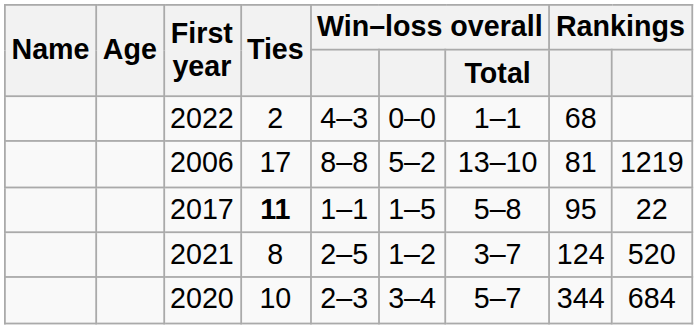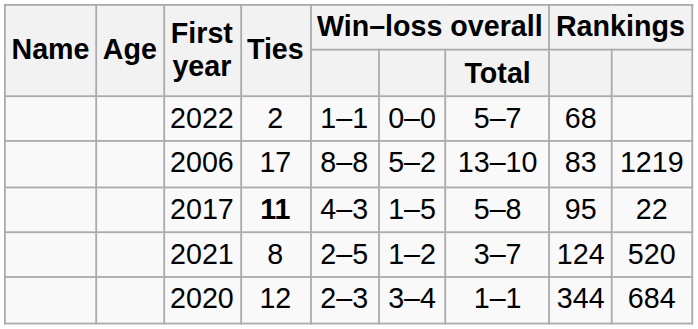(344, 118) 4–3 -> (344, 118) 1–1
(498, 118) 1–1 -> (498, 118) 5–7
(581, 163) 81 -> (581, 163) 83
(344, 208) 1–1 -> (344, 208) 4–3
(275, 299) 10 -> (275, 299) 12
(498, 299) 5–7 -> (498, 299) 1–1
